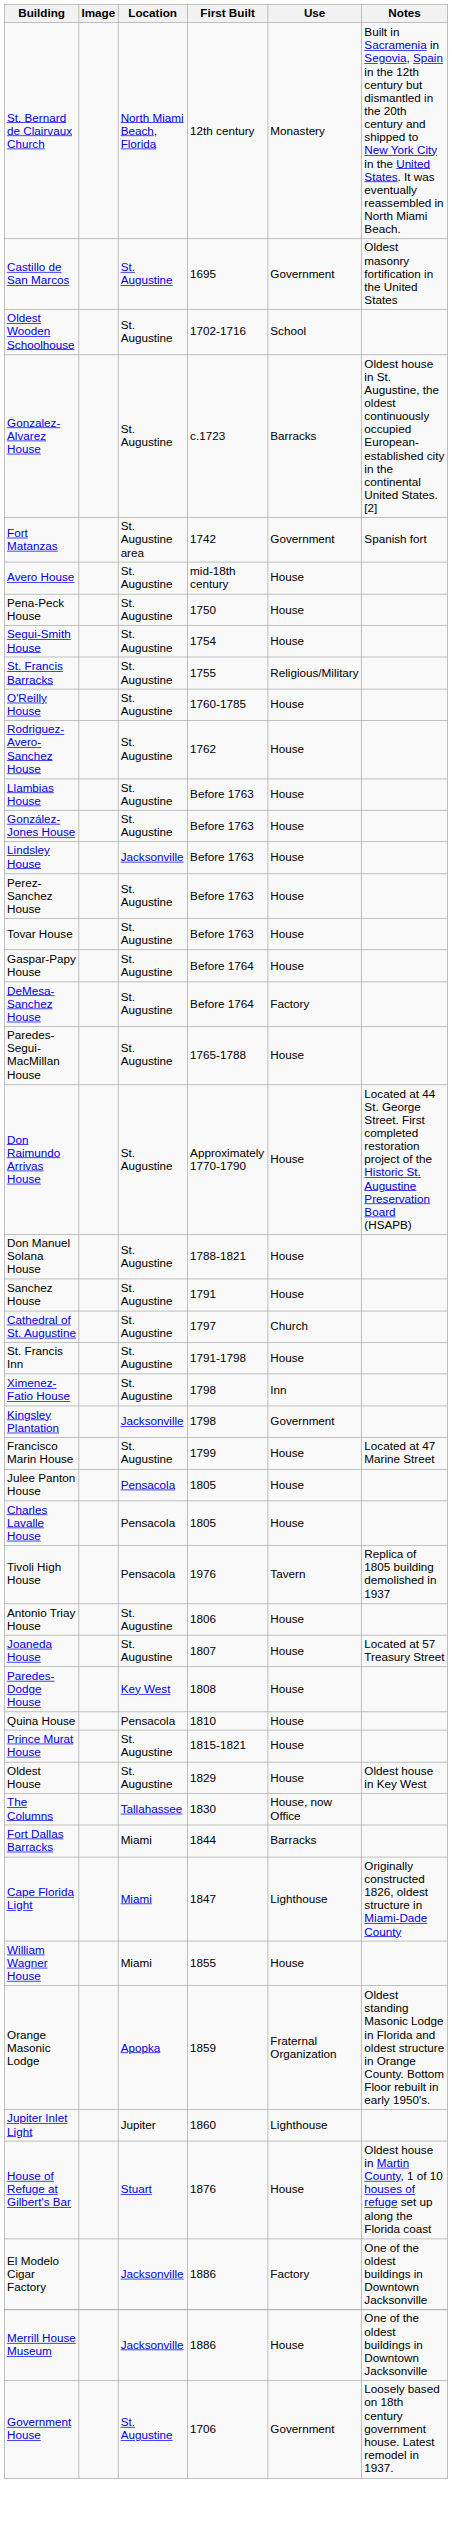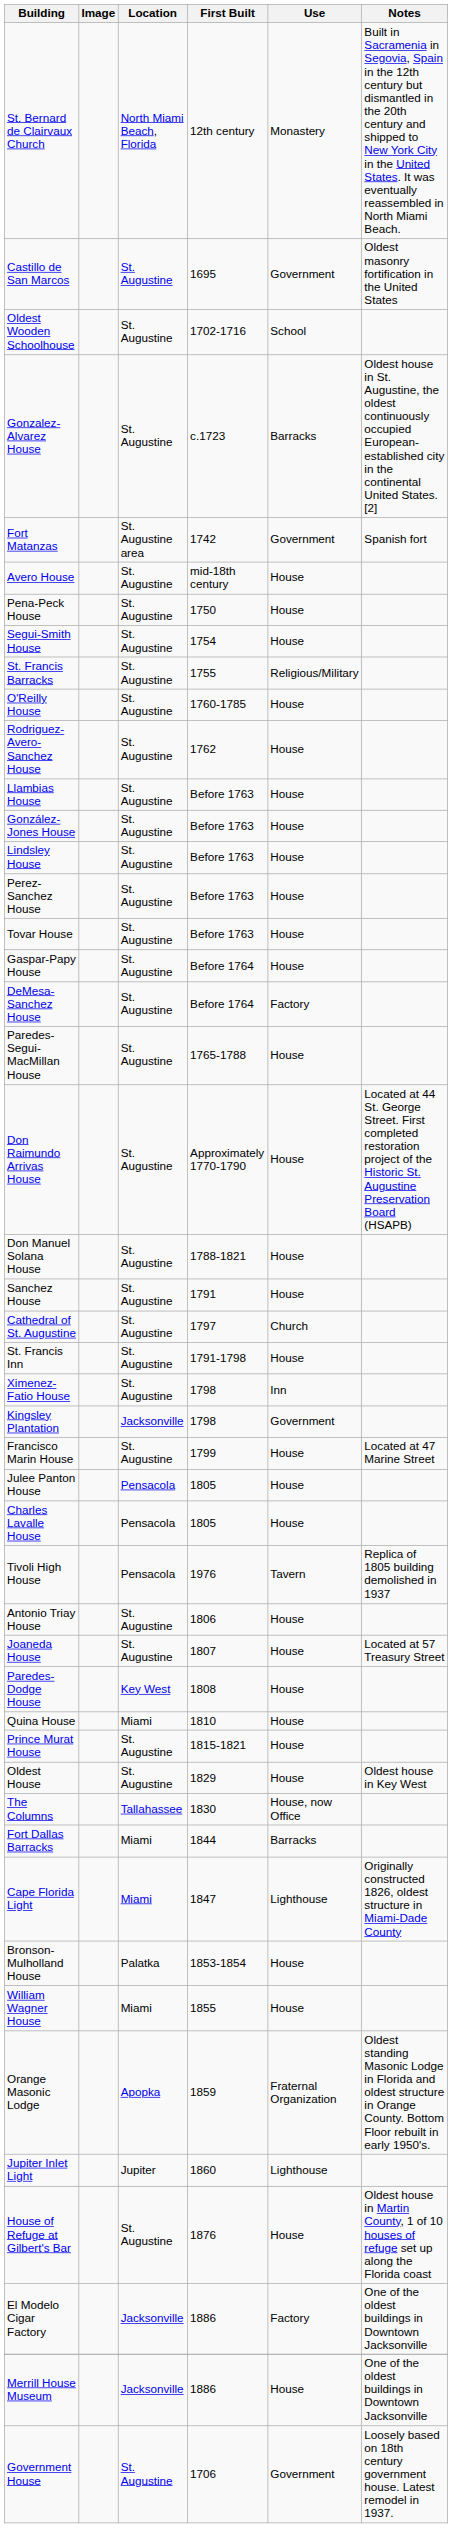(152, 857) Jacksonville -> (147, 857) St. Augustine
(148, 1721) Pensacola -> (136, 1721) Miami
+ row: (35, 1963)
(136, 2189) Stuart -> (147, 2234) St. Augustine
